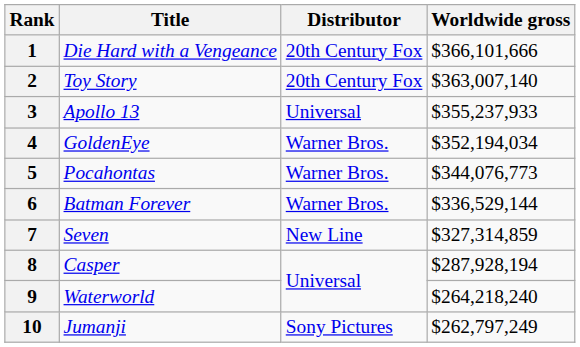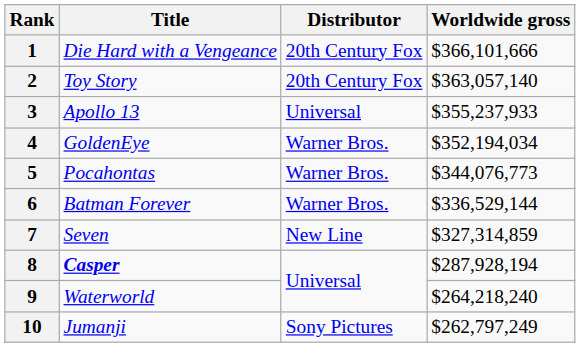(485, 81) $363,007,140 -> (485, 81) $363,057,140
(92, 265) normal -> (92, 265) bold
